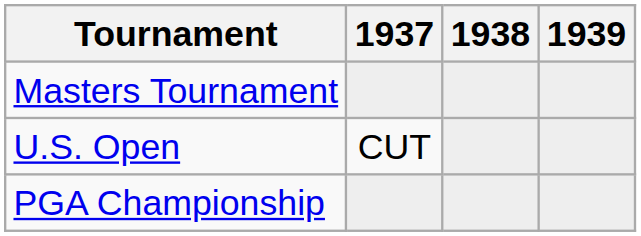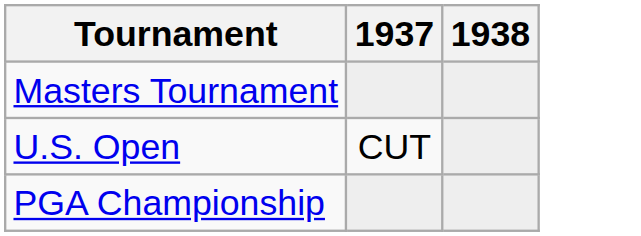- column: (586, 34)
